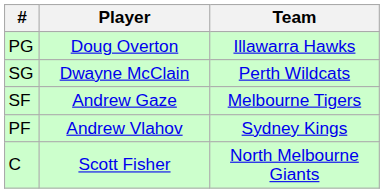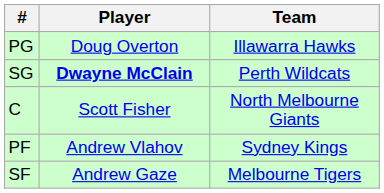(124, 73) normal -> (124, 73) bold
rows swapped: (20, 100) <-> (15, 164)
